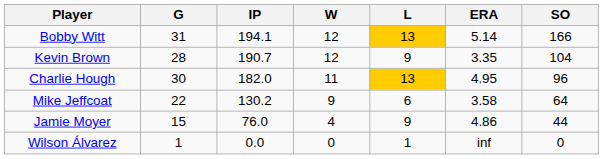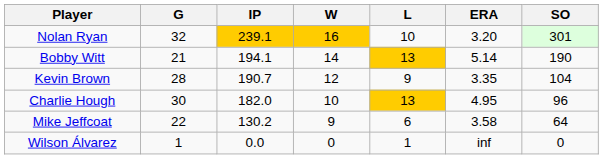+ row: (72, 36)
(178, 36) 31 -> (178, 57) 21
(331, 36) 12 -> (331, 57) 14
(560, 36) 166 -> (560, 57) 190
(331, 79) 11 -> (331, 100) 10
- row: (72, 121)
